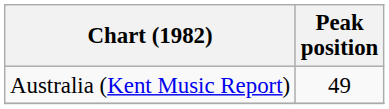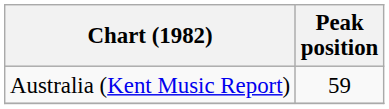(340, 84) 49 -> (340, 84) 59
